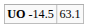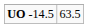(70, 14) 63.1 -> (70, 14) 63.5
